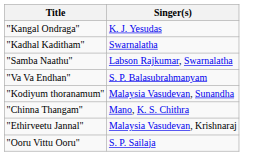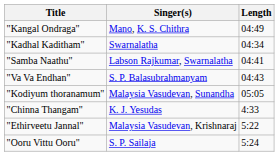+ column: (256, 12)
(135, 29) K. J. Yesudas -> (149, 29) Mano, K. S. Chithra
(149, 110) Mano, K. S. Chithra -> (135, 110) K. J. Yesudas
